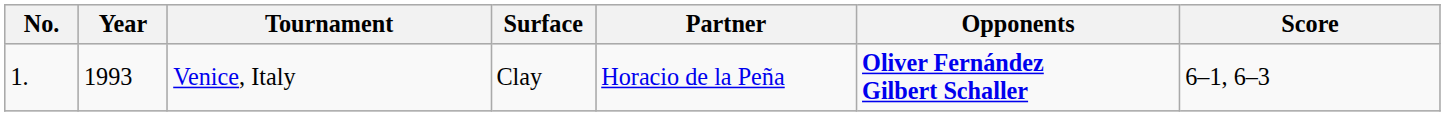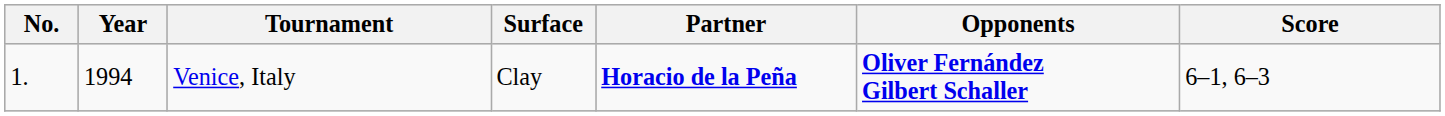(108, 76) 1993 -> (108, 76) 1994
(693, 76) normal -> (699, 76) bold
